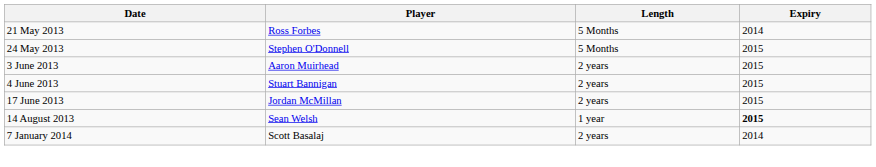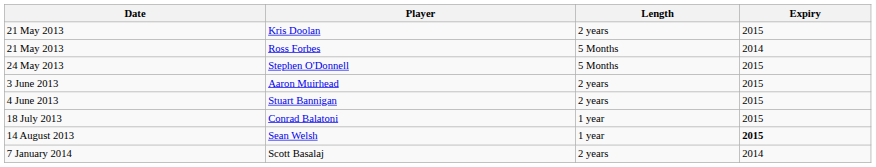+ row: (294, 31)
- row: (305, 101)
+ row: (303, 118)
